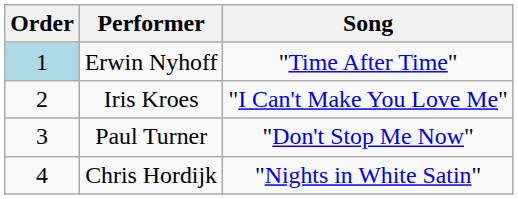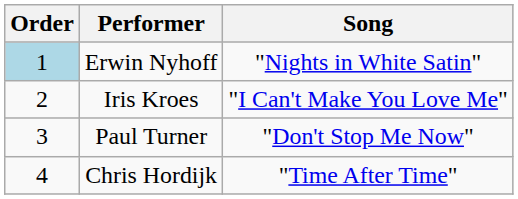(368, 61) "Time After Time" -> (368, 61) "Nights in White Satin"
(368, 174) "Nights in White Satin" -> (368, 174) "Time After Time"
